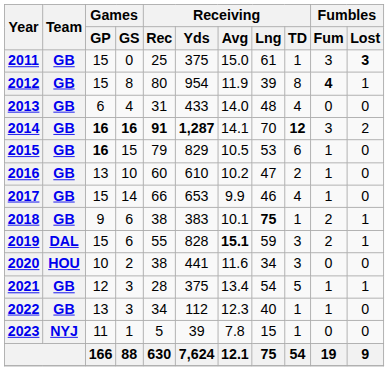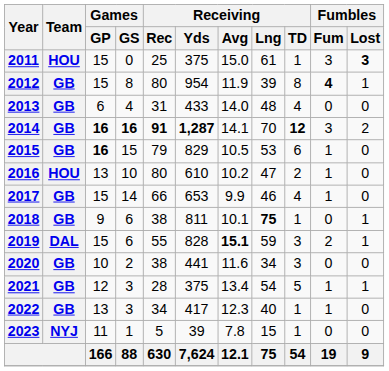(64, 60) GB -> (64, 60) HOU
(64, 173) GB -> (64, 173) HOU
(159, 173) 60 -> (159, 173) 80
(197, 219) 383 -> (197, 219) 811
(329, 219) 2 -> (329, 219) 0
(64, 264) HOU -> (64, 264) GB
(197, 309) 112 -> (197, 309) 417
